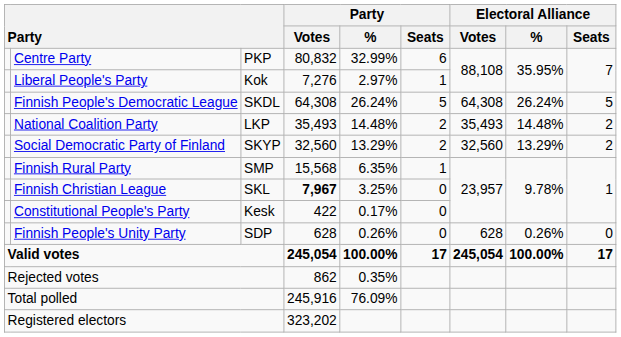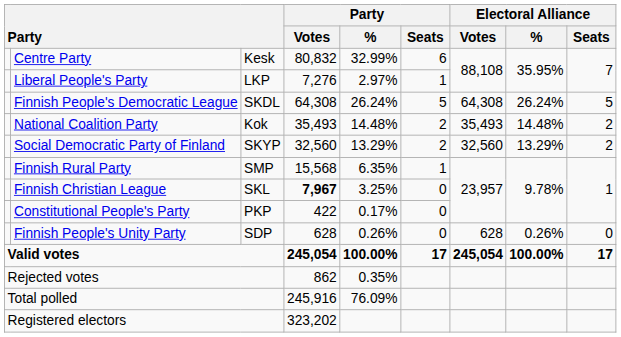(258, 59) PKP -> (259, 59) Kesk
(256, 80) Kok -> (257, 80) LKP
(257, 124) LKP -> (256, 124) Kok
(259, 211) Kesk -> (258, 211) PKP
